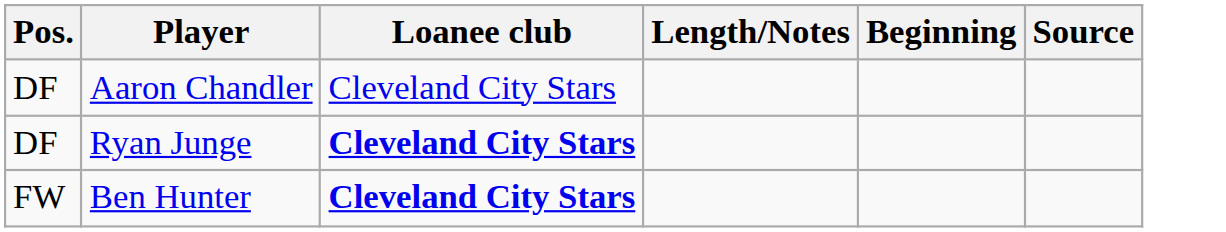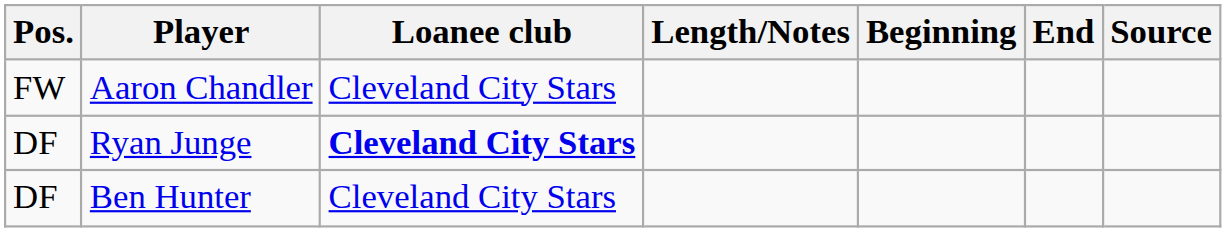+ column: (1063, 32)
(35, 87) DF -> (39, 87) FW
(39, 197) FW -> (35, 197) DF
(482, 197) bold -> (472, 197) normal
